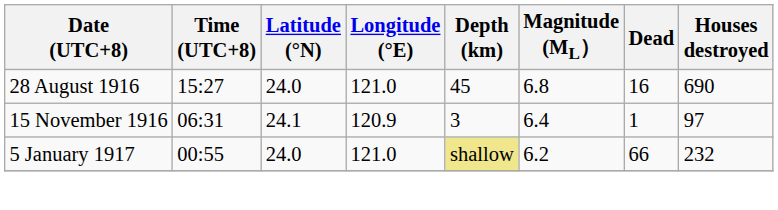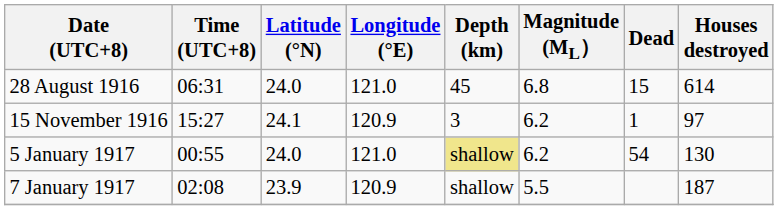(201, 86) 15:27 -> (201, 86) 06:31
(639, 86) 16 -> (639, 86) 15
(699, 86) 690 -> (699, 86) 614
(201, 120) 06:31 -> (201, 120) 15:27
(536, 120) 6.4 -> (536, 120) 6.2
(639, 154) 66 -> (639, 154) 54
(699, 154) 232 -> (699, 154) 130
+ row: (72, 188)
